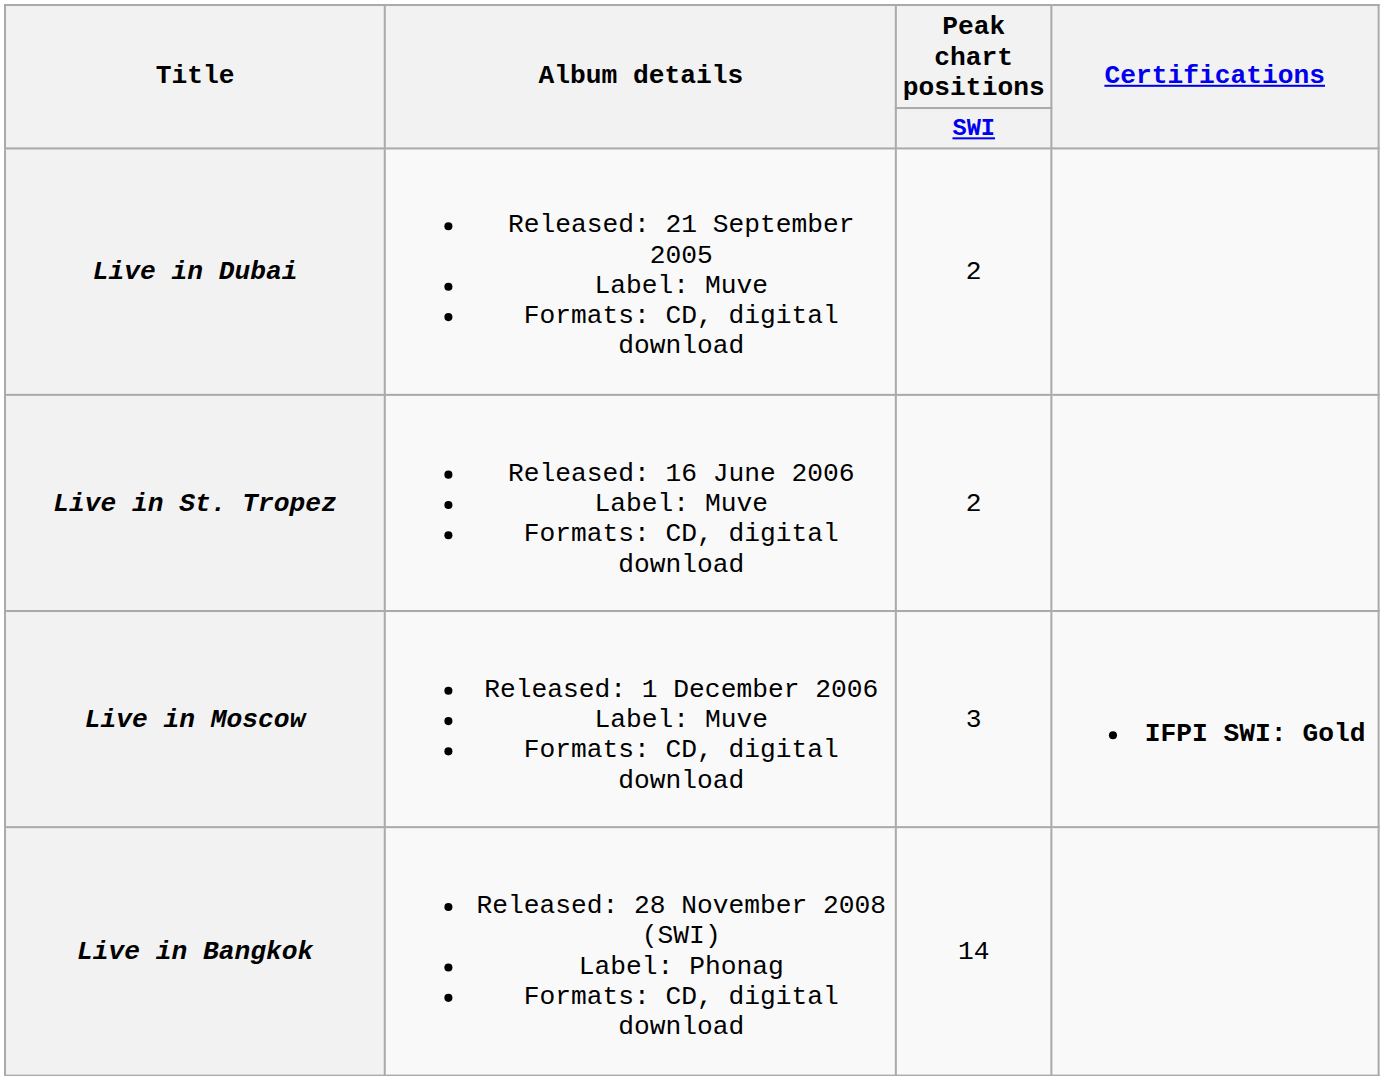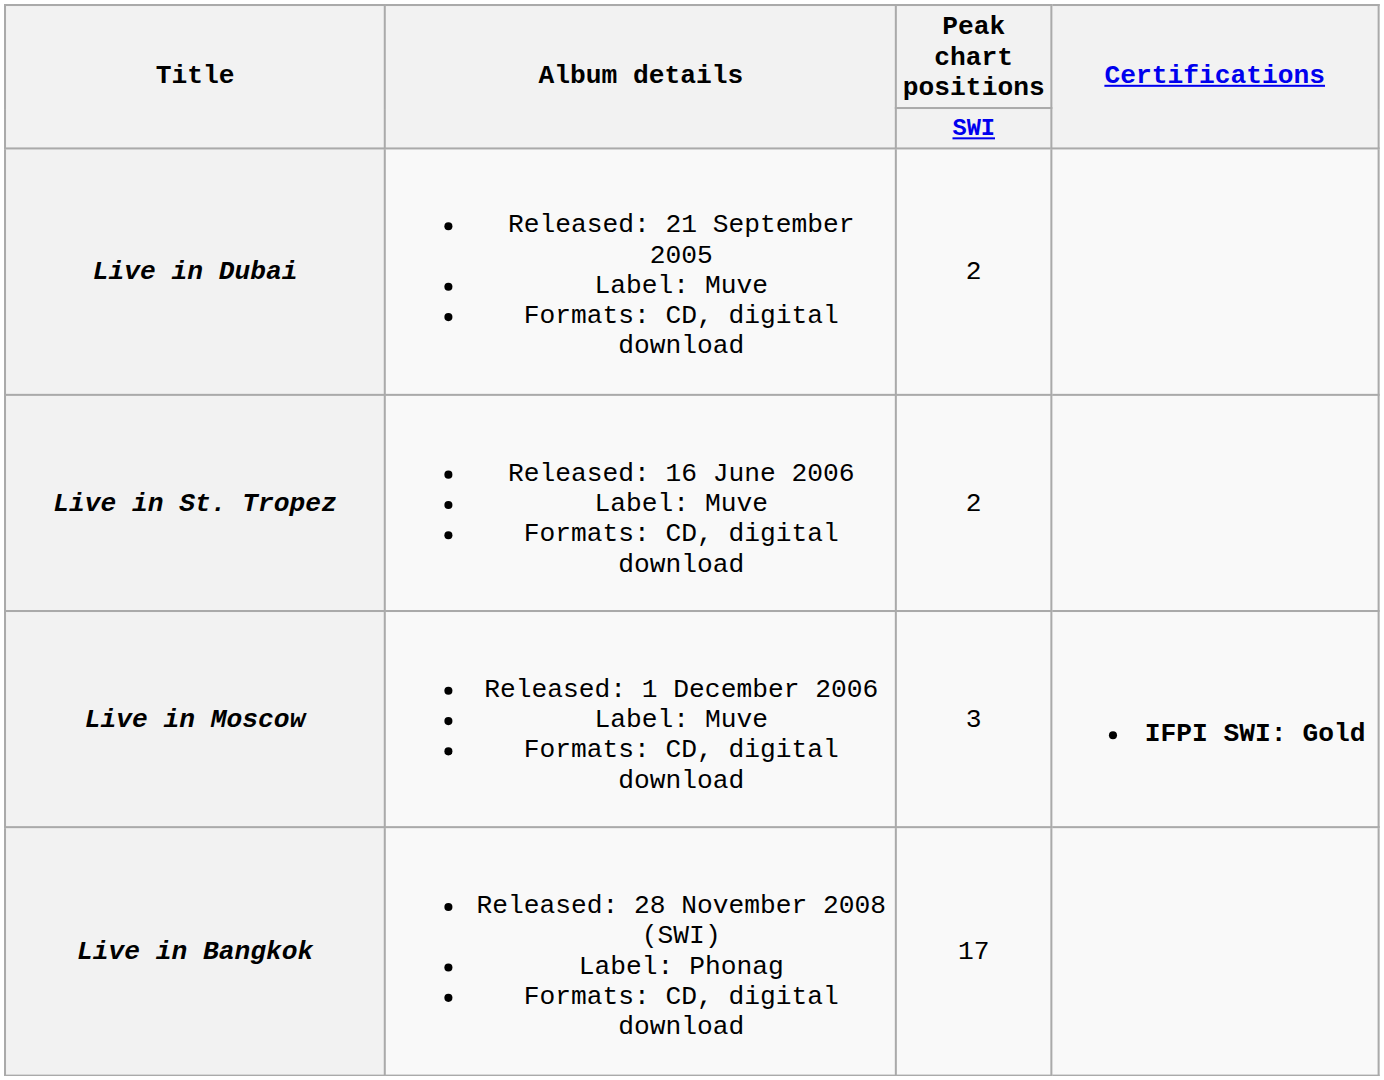(974, 951) 14 -> (974, 951) 17
